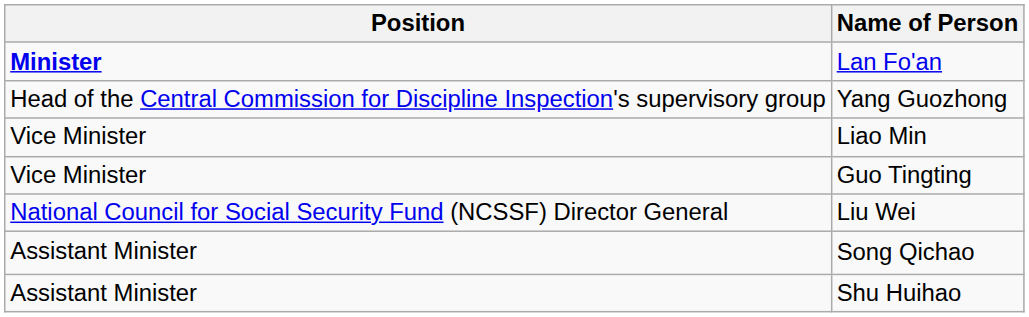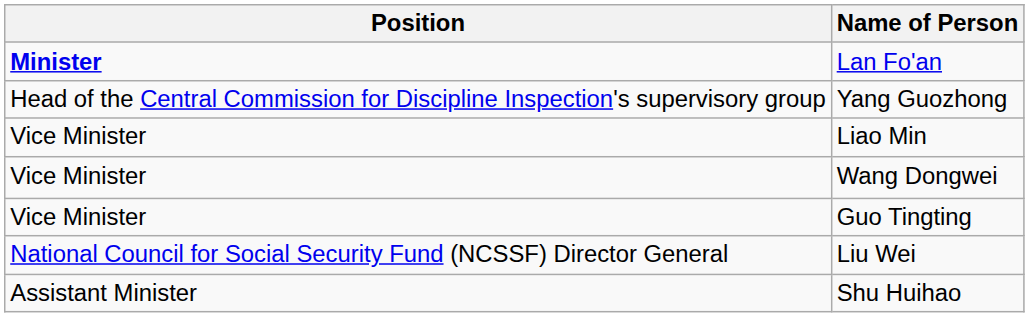+ row: (917, 176)
- row: (906, 252)
